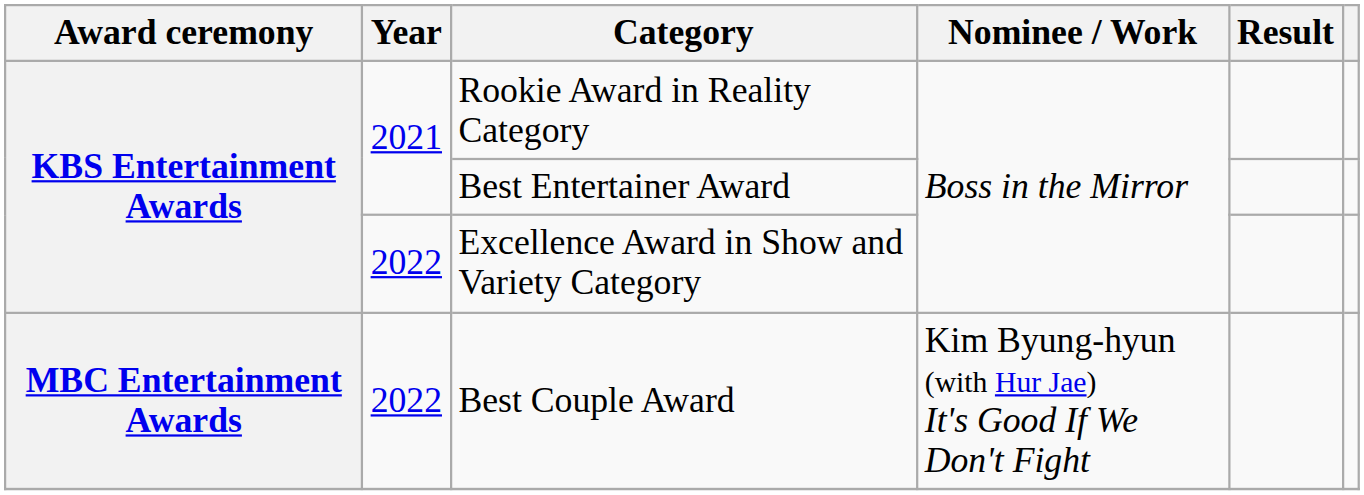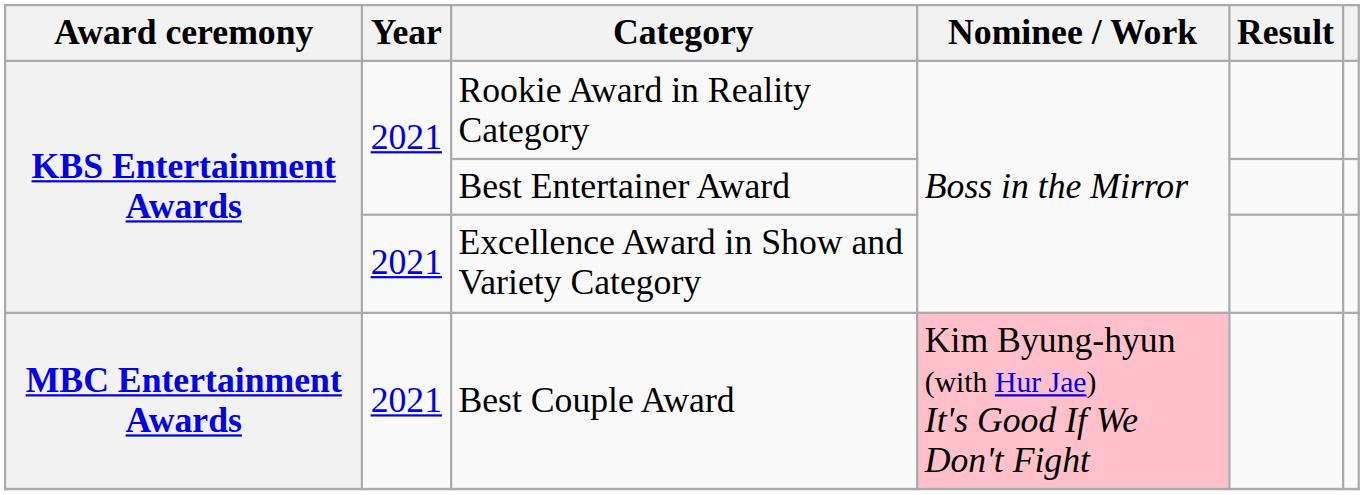(406, 262) 2022 -> (406, 262) 2021
(406, 399) 2022 -> (406, 399) 2021
(1050, 399) no background -> (1050, 399) pink background
